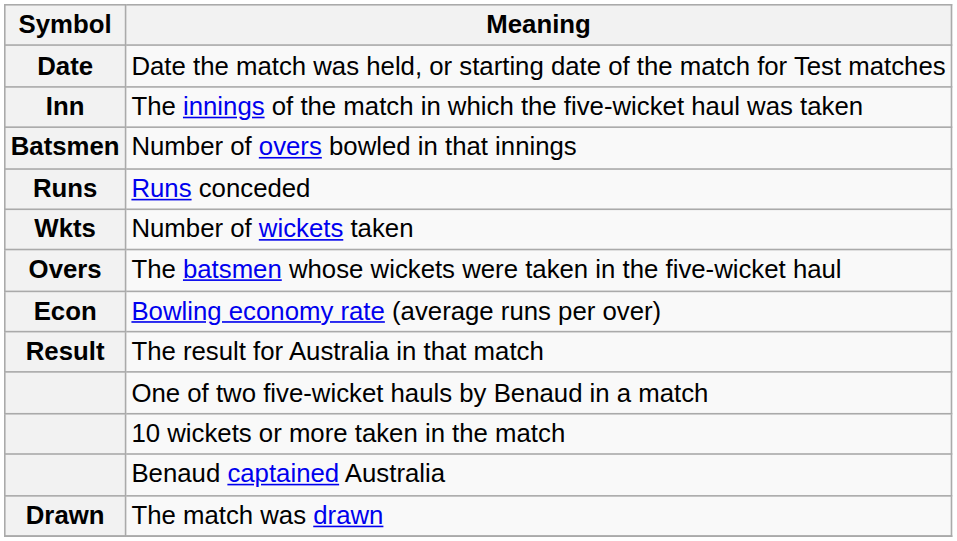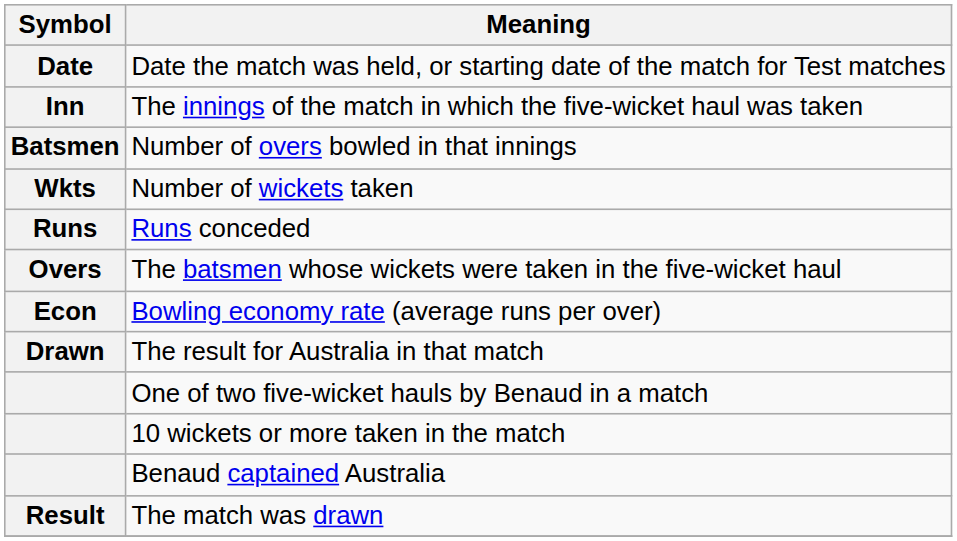rows swapped: (221, 188) <-> (272, 229)
(65, 351) Result -> (65, 351) Drawn
(65, 515) Drawn -> (65, 515) Result
